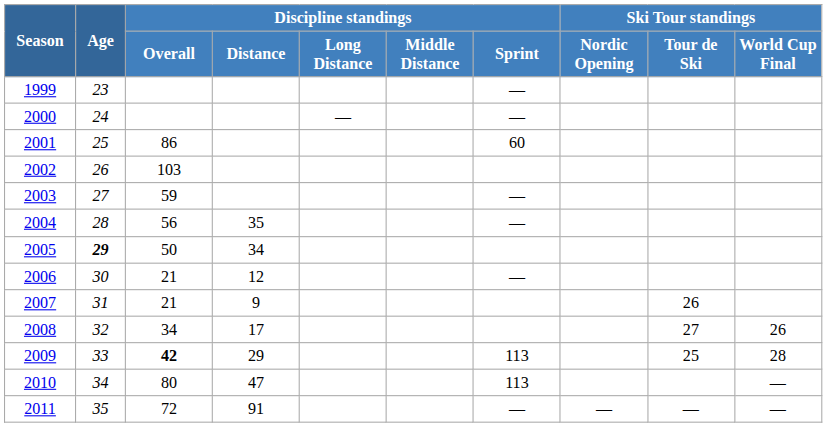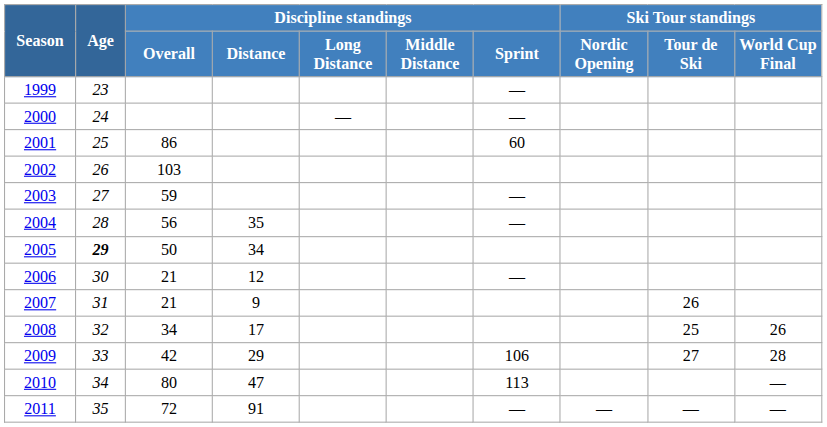(691, 329) 27 -> (691, 329) 25
(169, 355) bold -> (169, 355) normal
(517, 355) 113 -> (517, 355) 106
(691, 355) 25 -> (691, 355) 27
